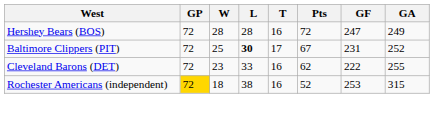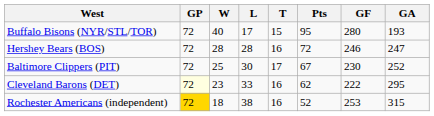+ row: (82, 31)
(352, 31) 247 -> (352, 48) 246
(396, 31) 249 -> (396, 48) 247
(247, 48) bold -> (247, 66) normal
(352, 48) 231 -> (352, 66) 230
(188, 66) no background -> (188, 84) lightyellow background
(396, 66) 255 -> (396, 84) 295
